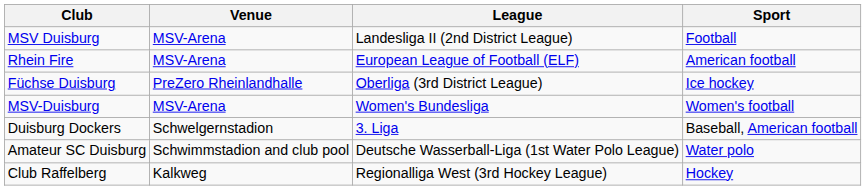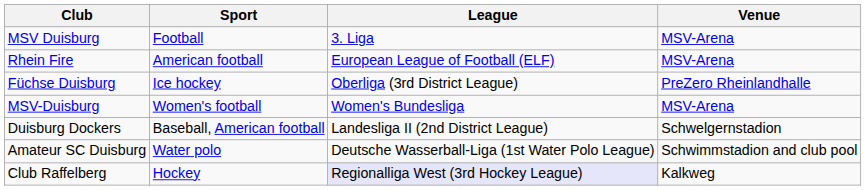columns swapped: (772, 15) <-> (251, 15)
(464, 38) Landesliga II (2nd District League) -> (353, 38) 3. Liga
(377, 128) 3. Liga -> (440, 128) Landesliga II (2nd District League)
(481, 173) no background -> (457, 173) lavender background
